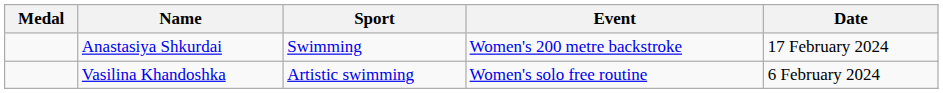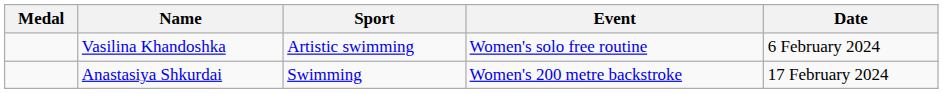rows swapped: (154, 74) <-> (152, 46)
